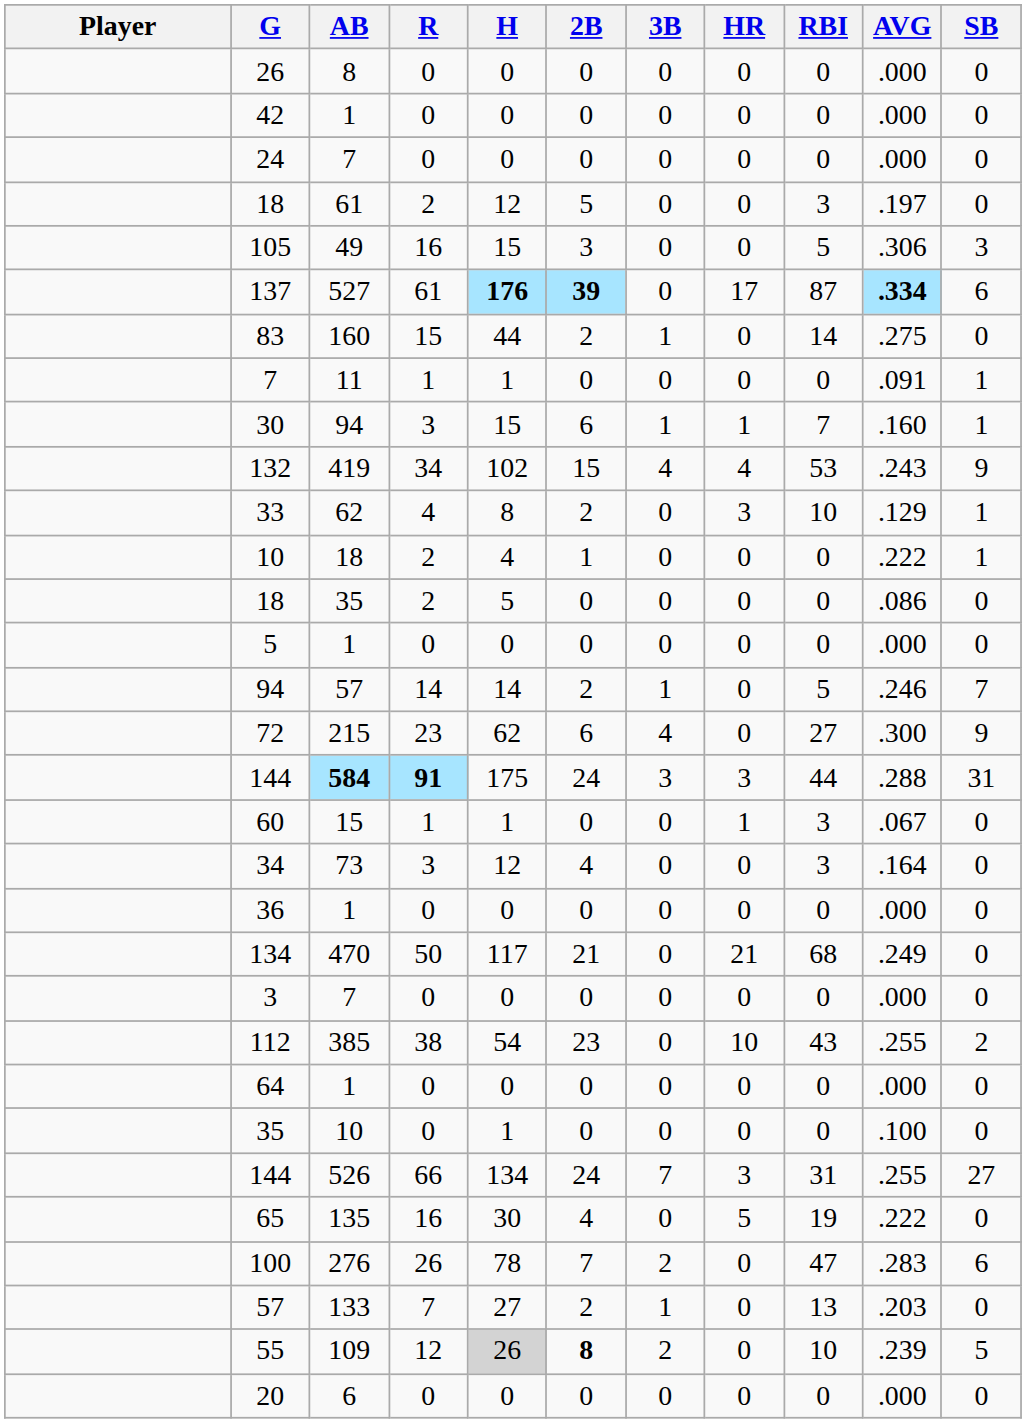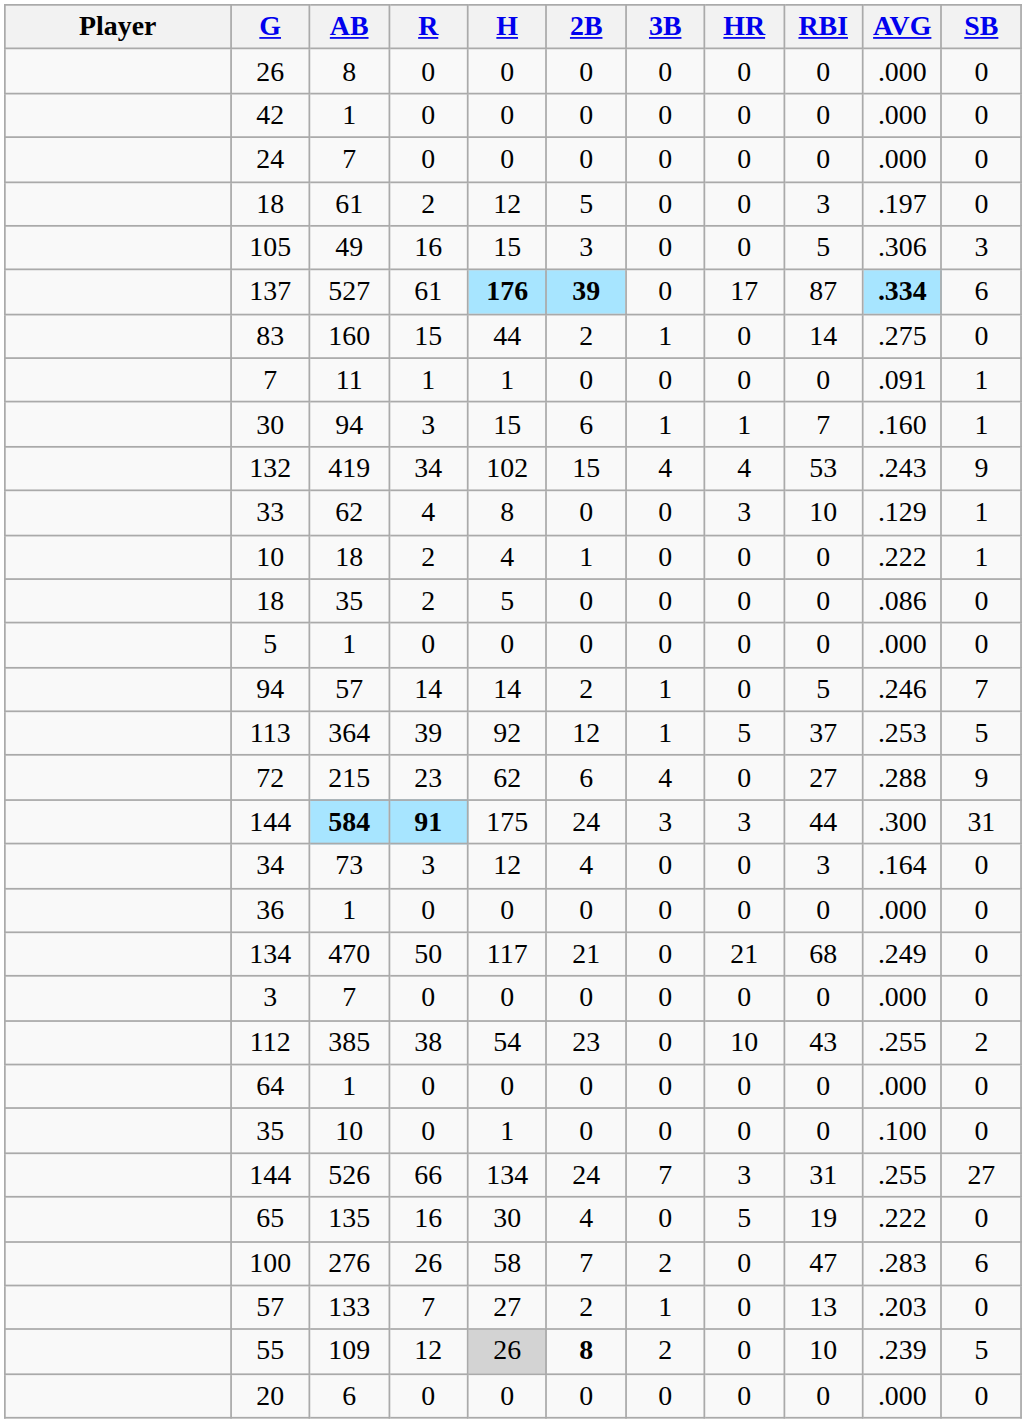(586, 512) 2 -> (586, 512) 0
+ row: (270, 733)
(902, 733) .300 -> (902, 777) .288
(902, 777) .288 -> (902, 821) .300
- row: (270, 821)
(507, 1262) 78 -> (507, 1262) 58
